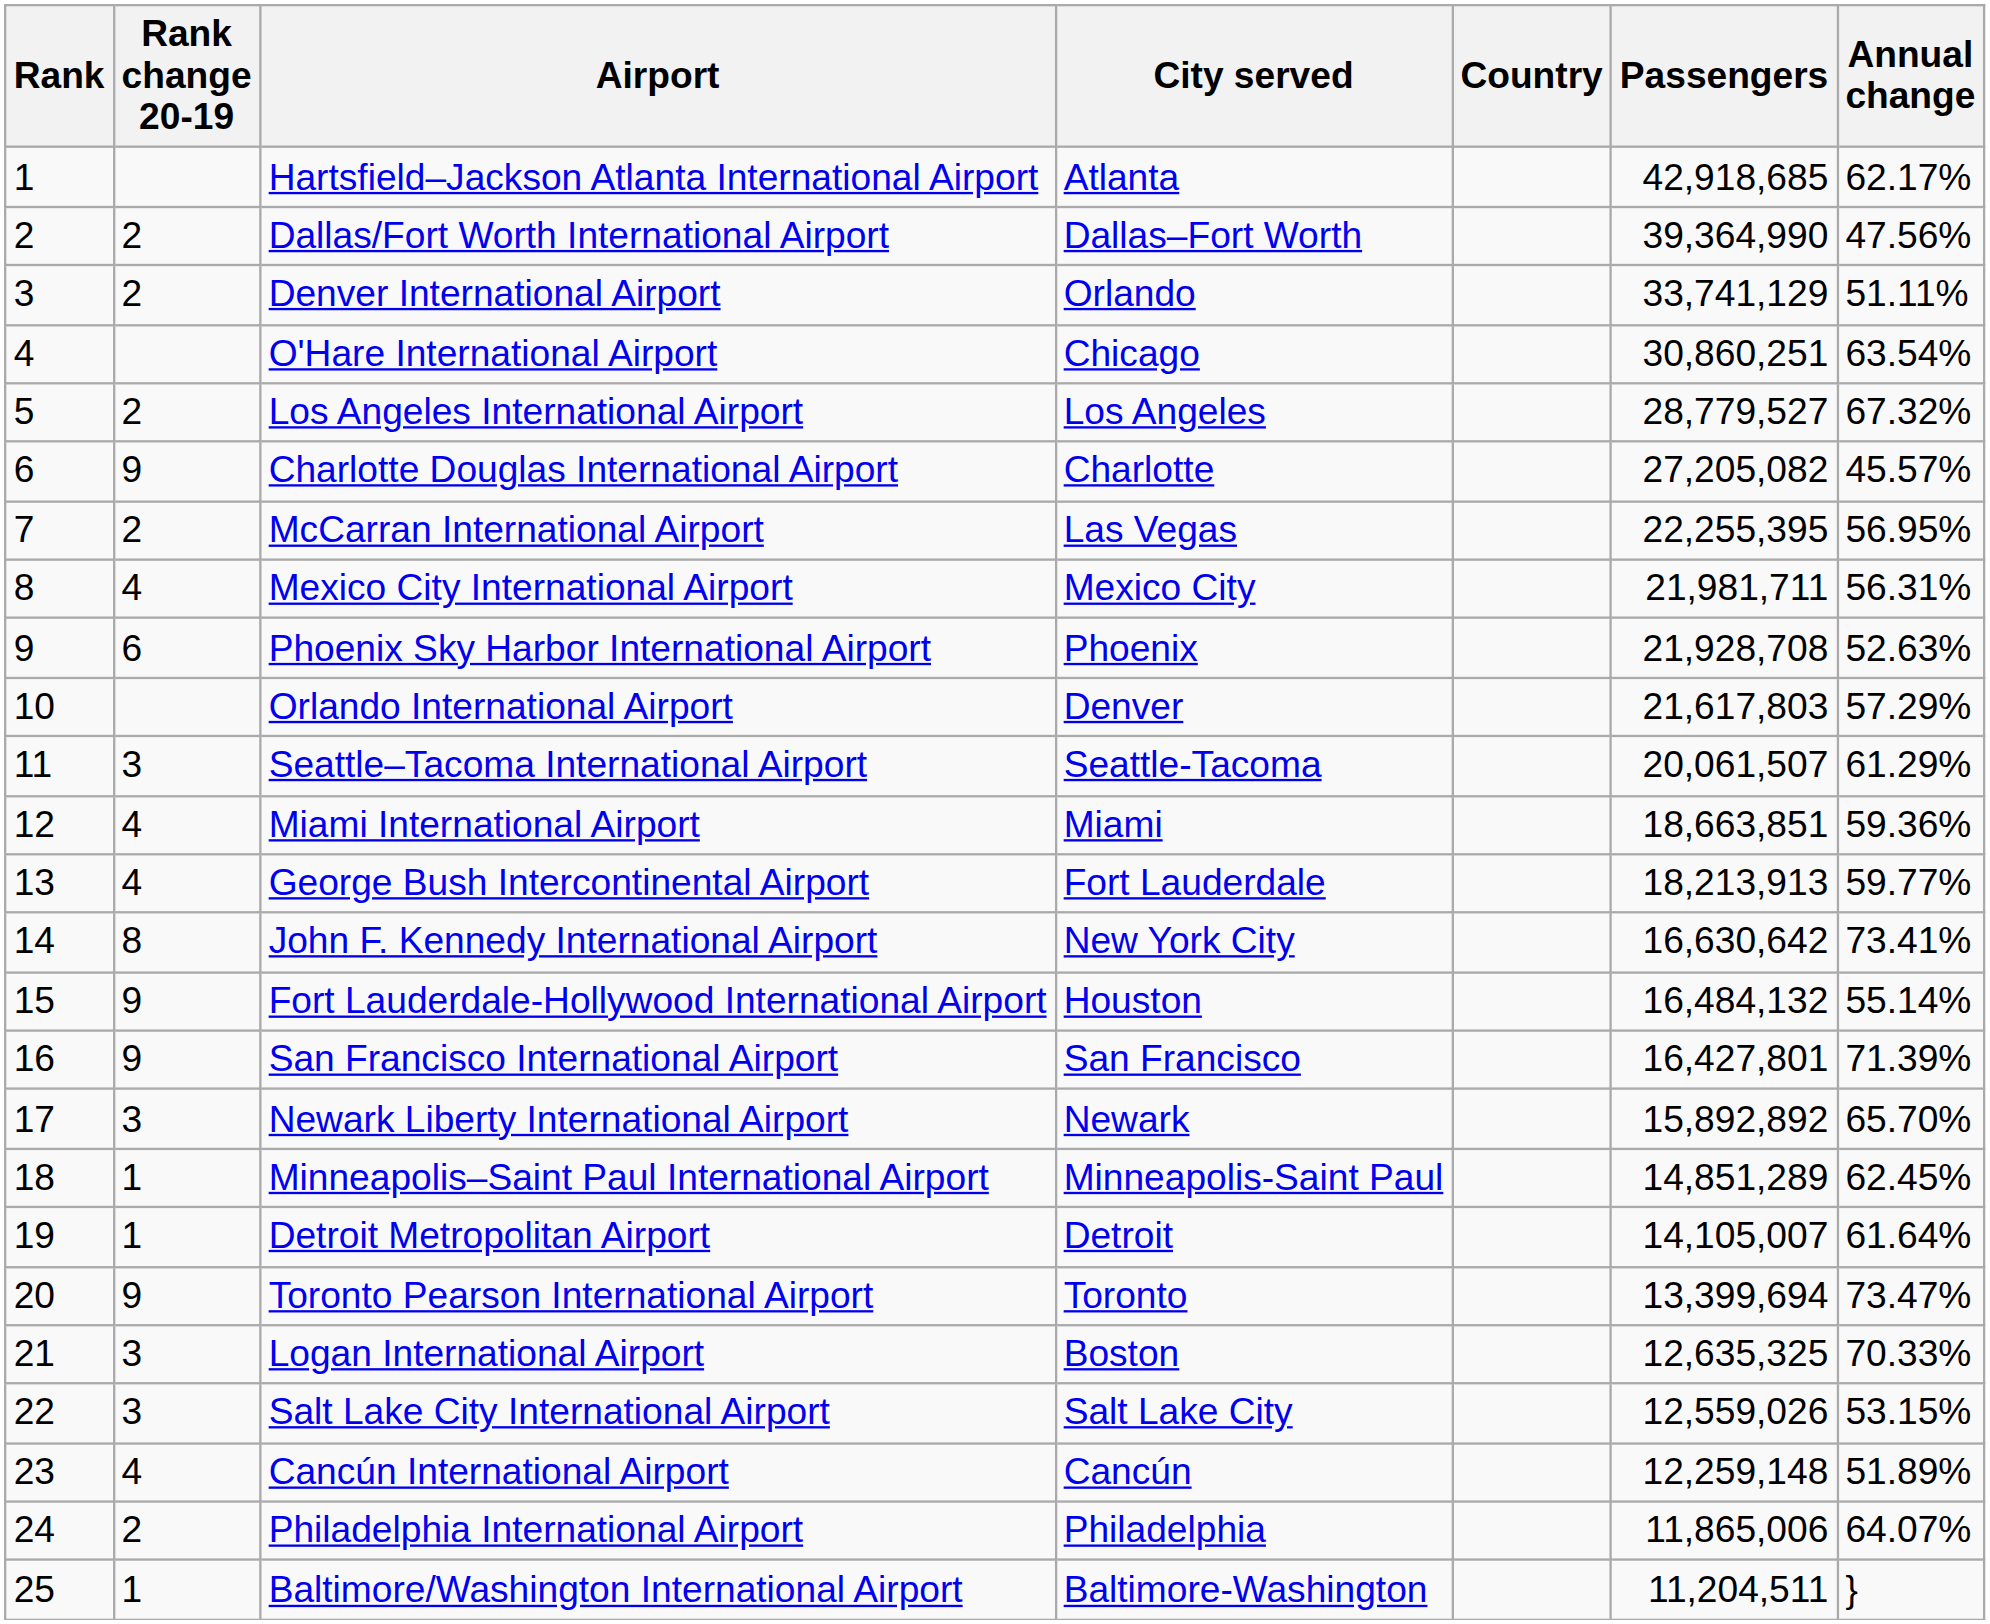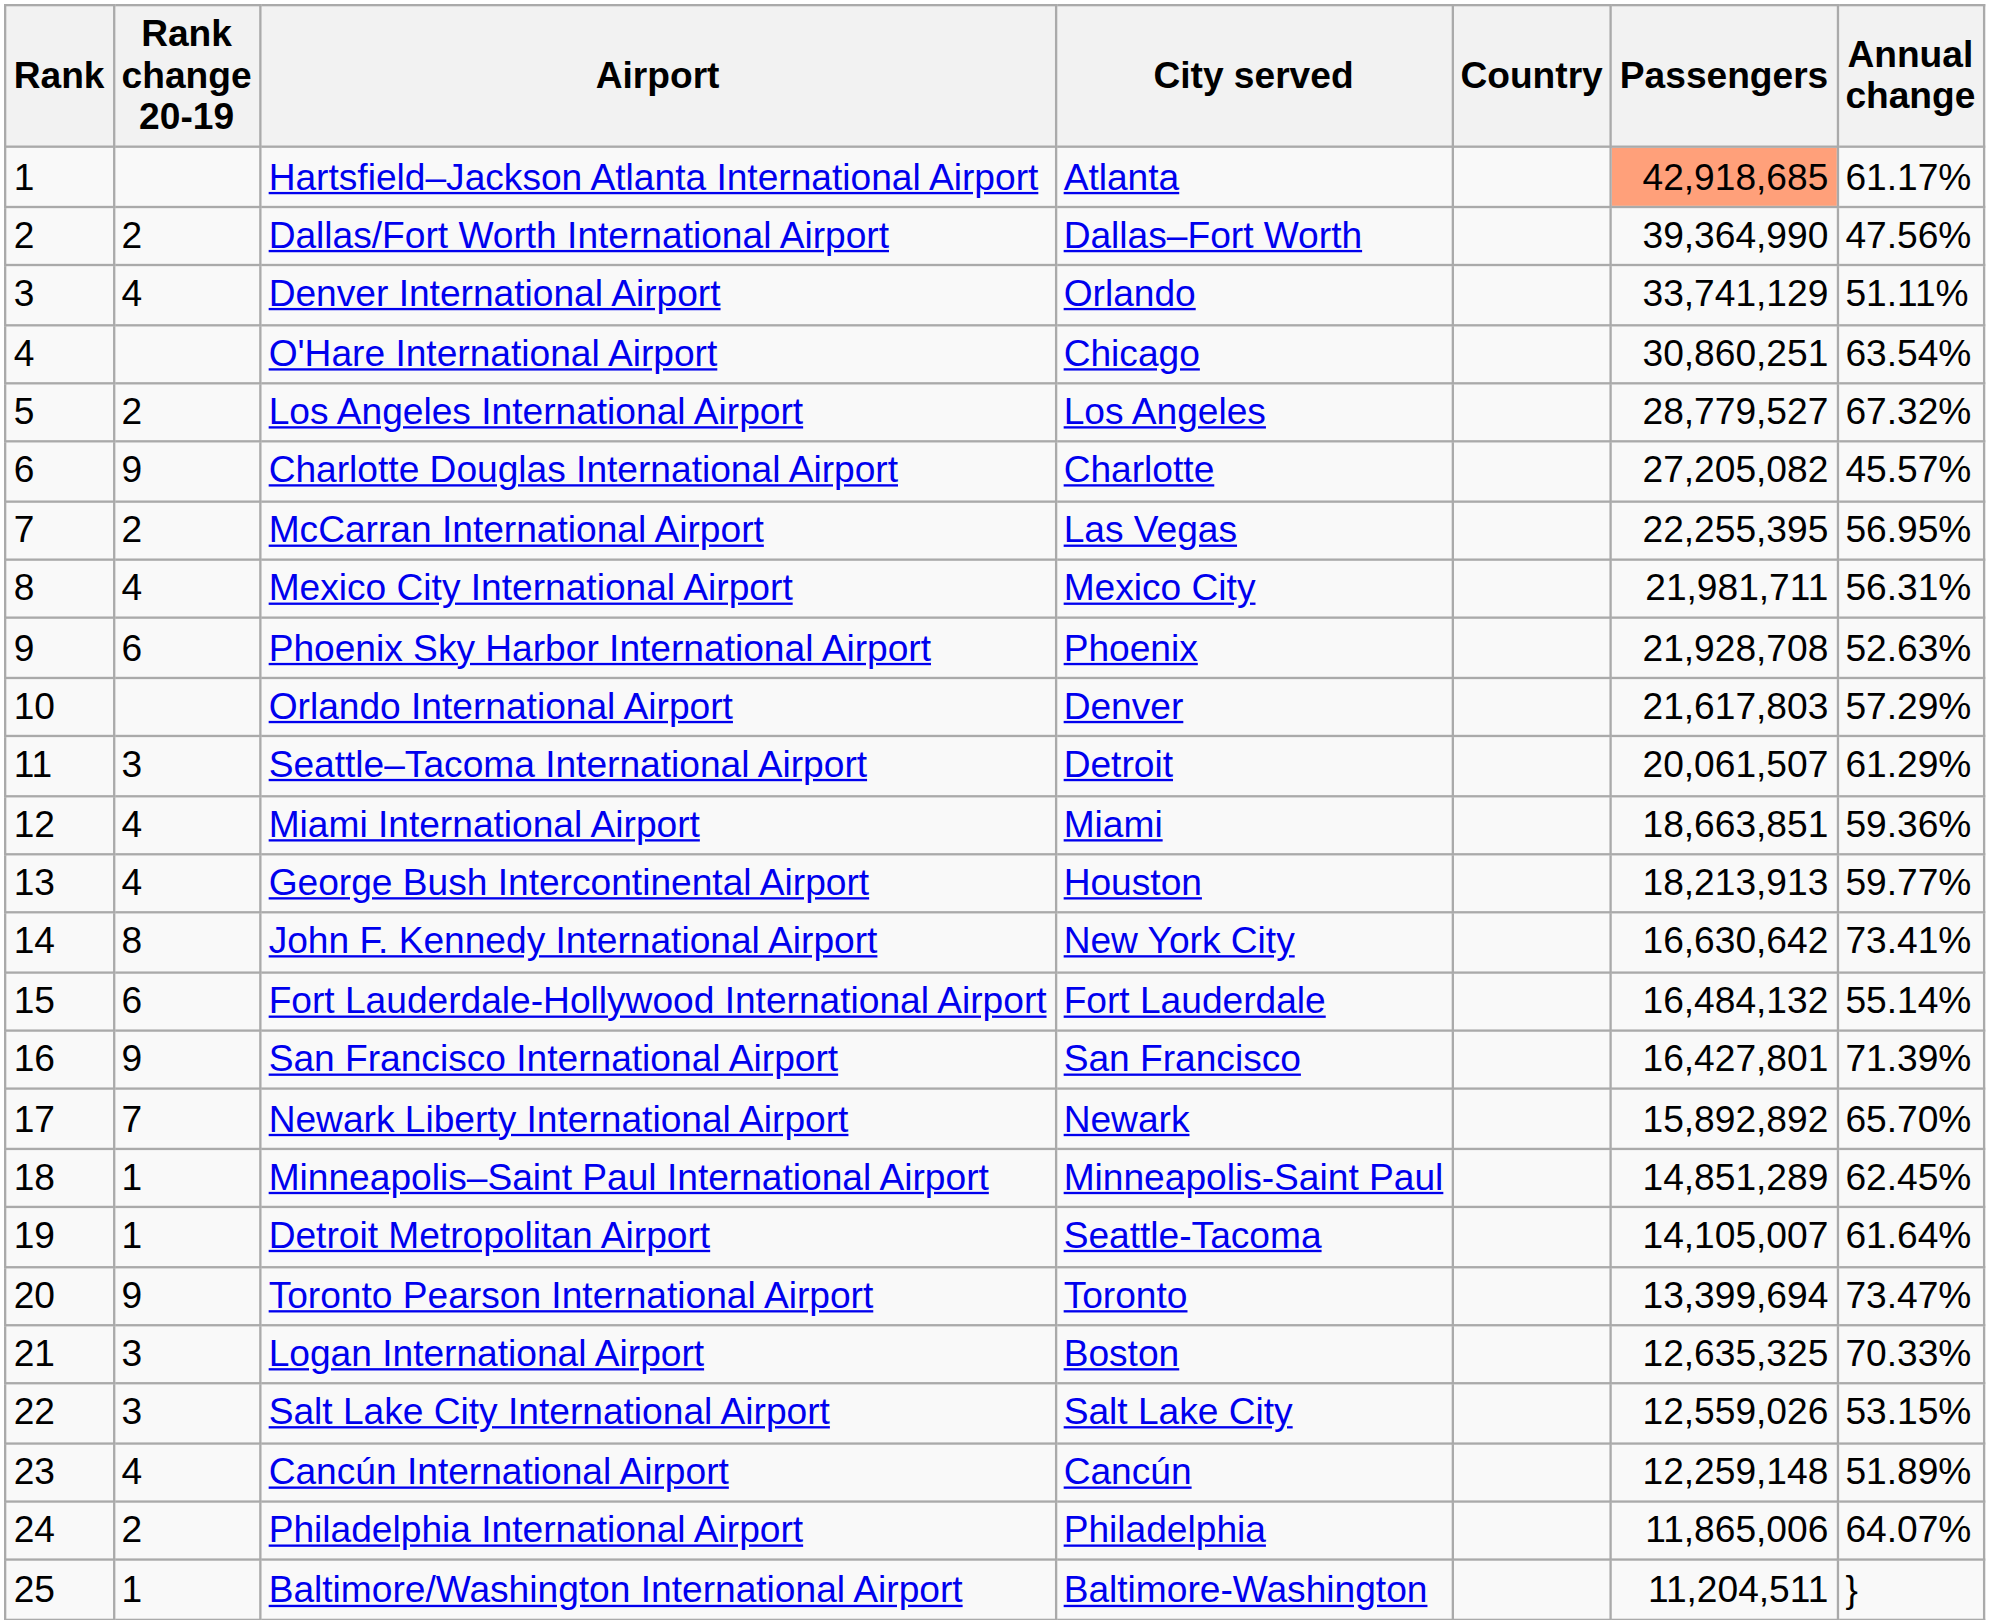(1735, 176) no background -> (1735, 176) lightsalmon background
(1908, 176) 62.17% -> (1908, 176) 61.17%
(132, 294) 2 -> (132, 294) 4
(1193, 765) Seattle-Tacoma -> (1118, 765) Detroit
(1195, 882) Fort Lauderdale -> (1133, 882) Houston
(132, 1000) 9 -> (132, 1000) 6
(1133, 1000) Houston -> (1195, 1000) Fort Lauderdale
(132, 1118) 3 -> (132, 1118) 7
(1118, 1235) Detroit -> (1193, 1235) Seattle-Tacoma
